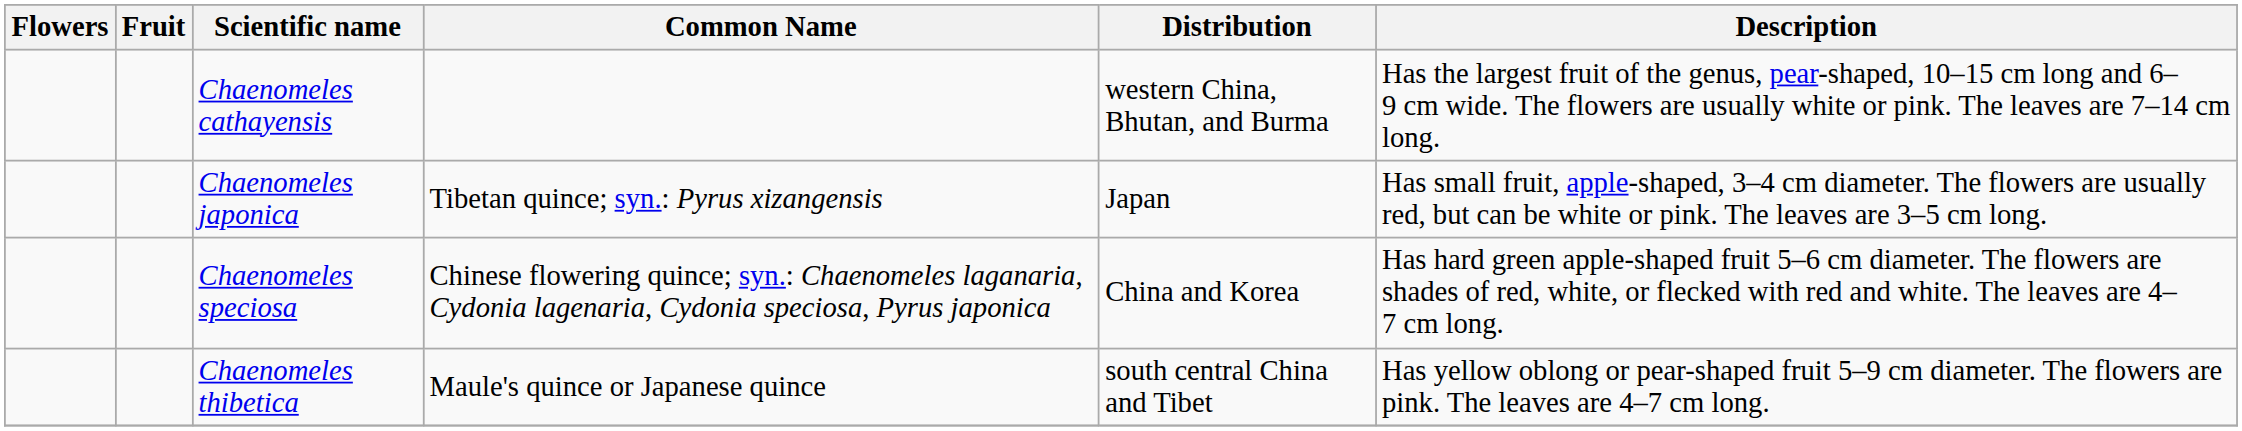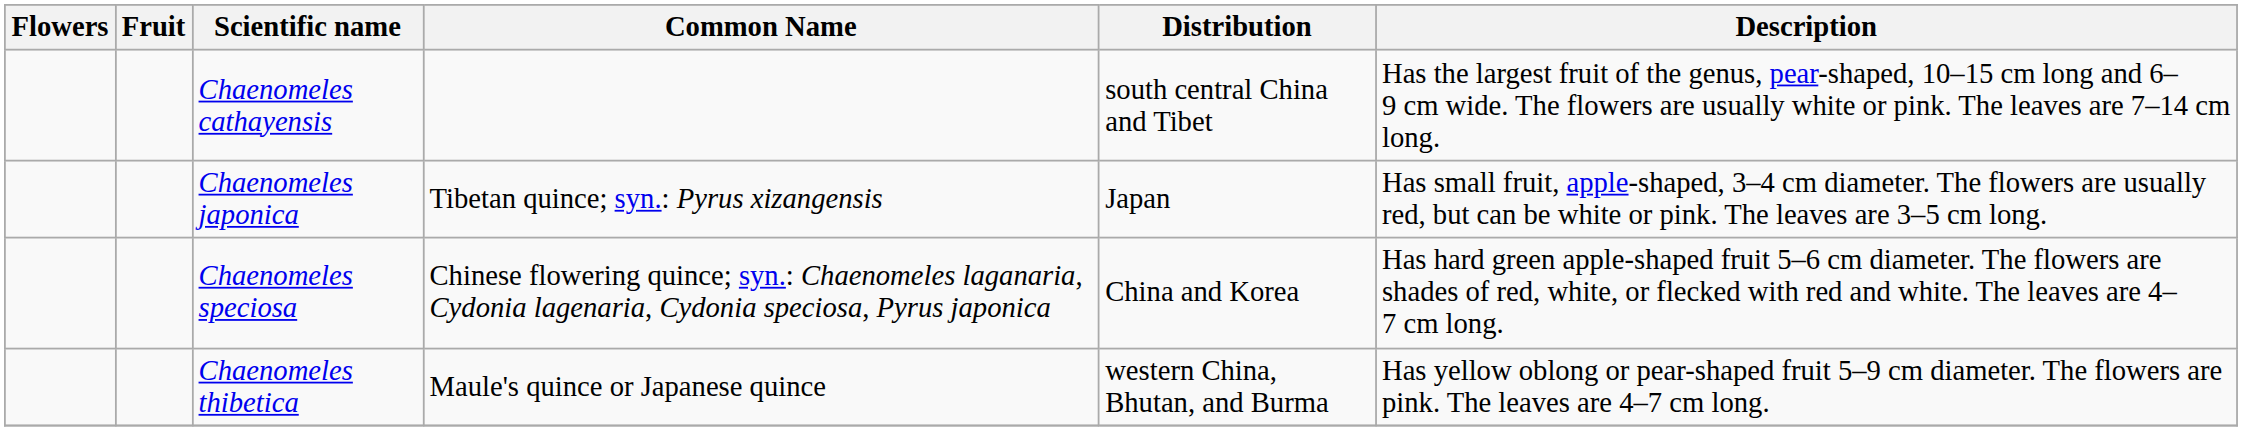(1217, 104) western China, Bhutan, and Burma -> (1217, 104) south central China and Tibet
(1217, 386) south central China and Tibet -> (1217, 386) western China, Bhutan, and Burma
